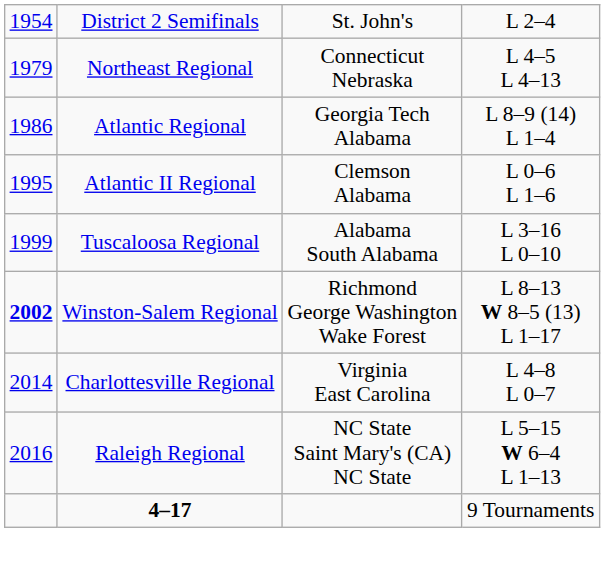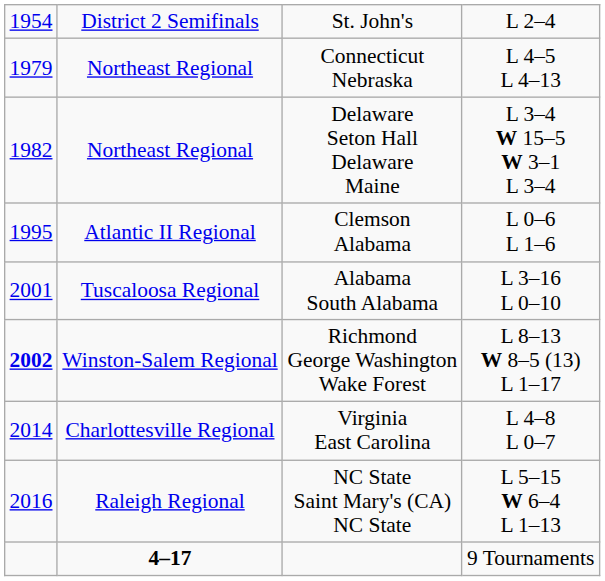+ row: (372, 149)
- row: (372, 125)
(31, 241) 1999 -> (31, 290) 2001
